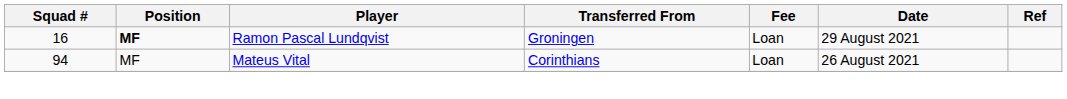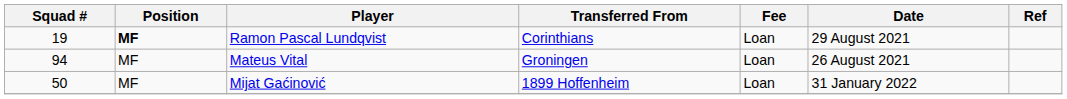(60, 38) 16 -> (60, 38) 19
(561, 38) Groningen -> (558, 38) Corinthians
(564, 61) Corinthians -> (555, 61) Groningen
+ row: (278, 83)
